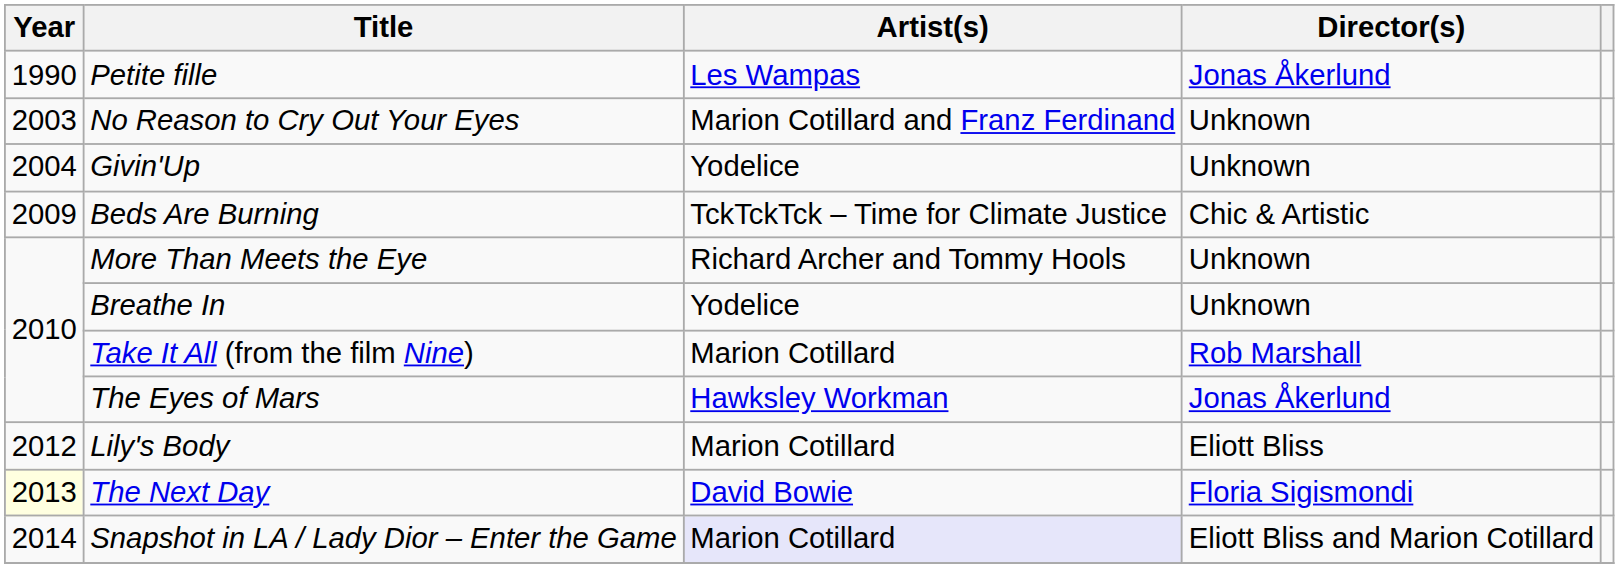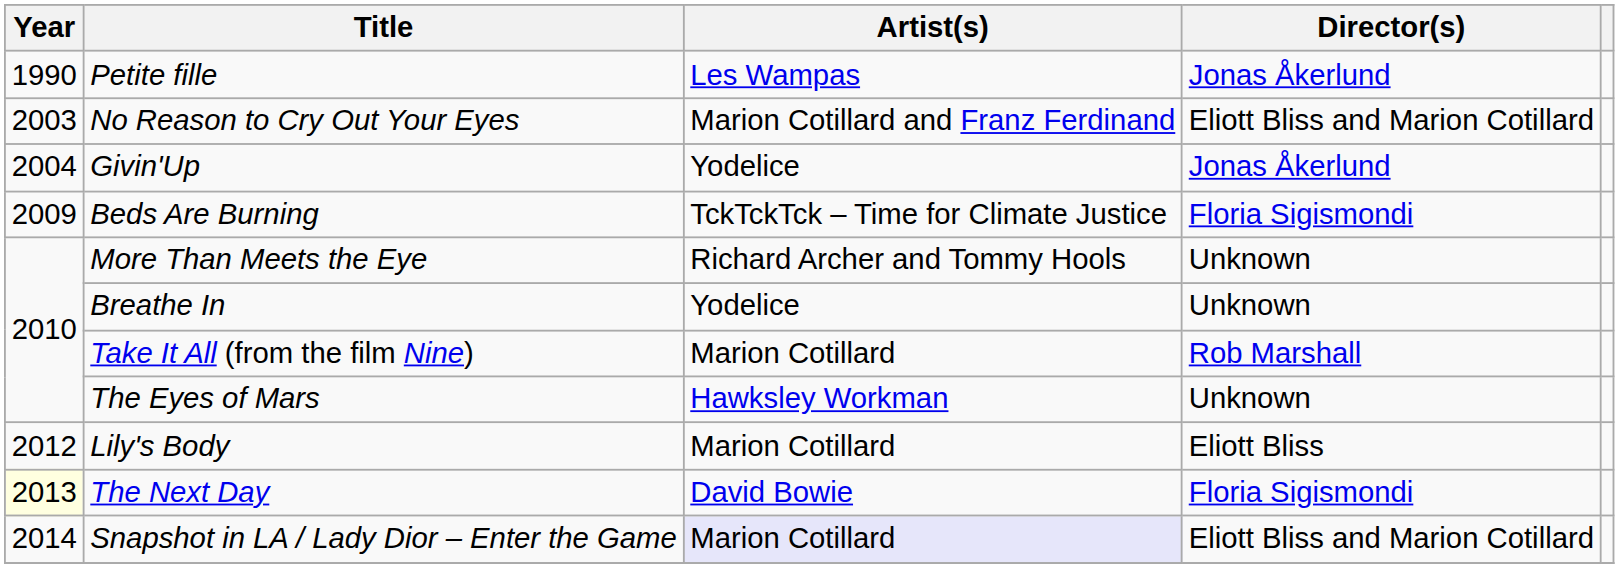(1250, 120) Unknown -> (1391, 120) Eliott Bliss and Marion Cotillard
(1250, 167) Unknown -> (1290, 167) Jonas Åkerlund
(1279, 213) Chic & Artistic -> (1301, 213) Floria Sigismondi
(1290, 399) Jonas Åkerlund -> (1250, 399) Unknown
